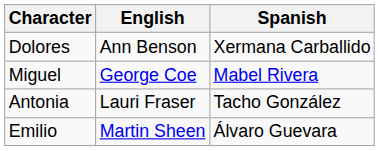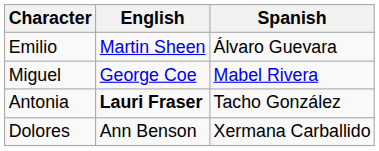rows swapped: (33, 131) <-> (39, 46)
(148, 103) normal -> (151, 103) bold
